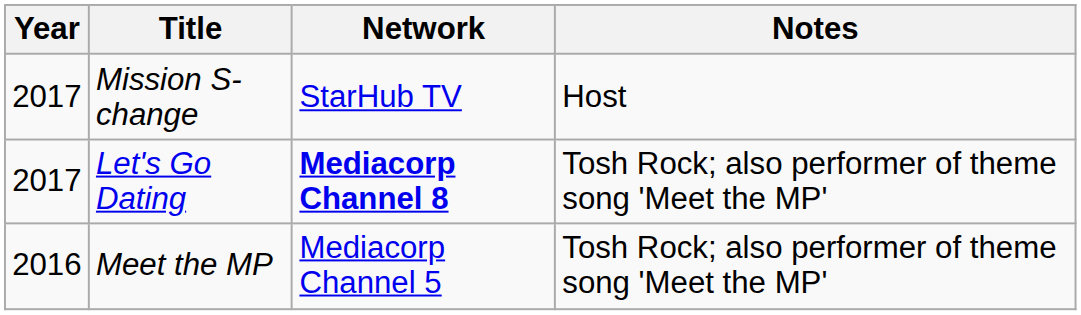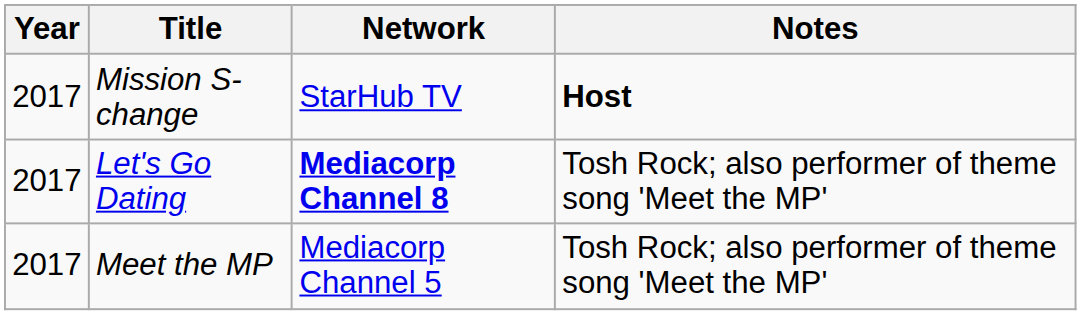(594, 96) normal -> (597, 96) bold
(47, 265) 2016 -> (47, 265) 2017
